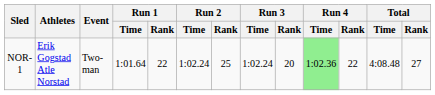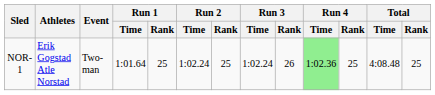(162, 64) 22 -> (162, 64) 25
(289, 64) 20 -> (289, 64) 26
(353, 64) 22 -> (353, 64) 25
(416, 64) 27 -> (416, 64) 25
